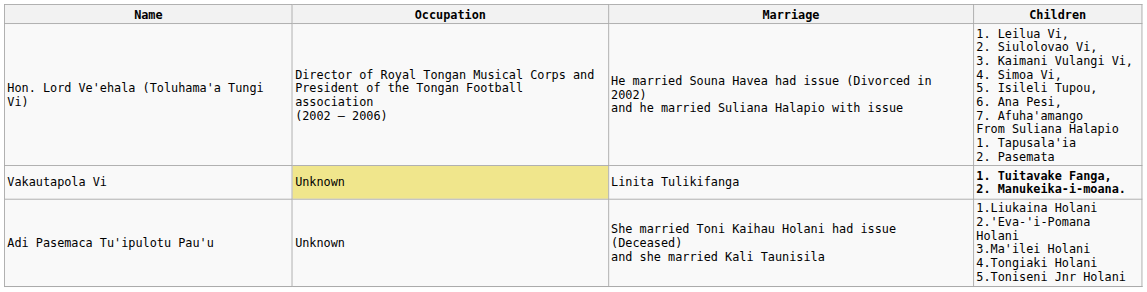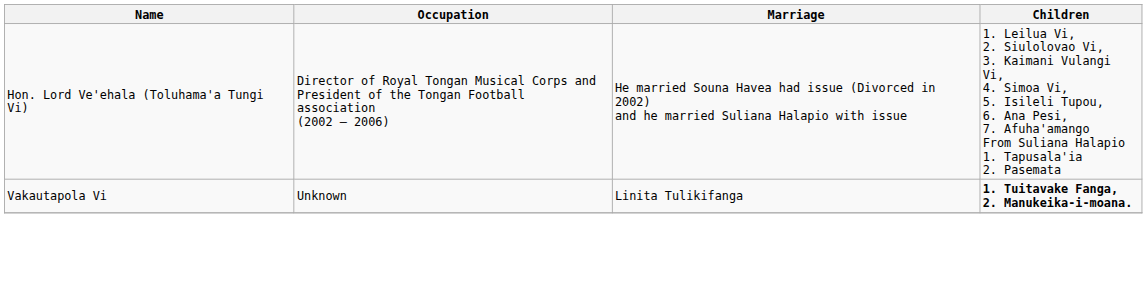(320, 182) khaki background -> (322, 196) no background
- row: (111, 243)
